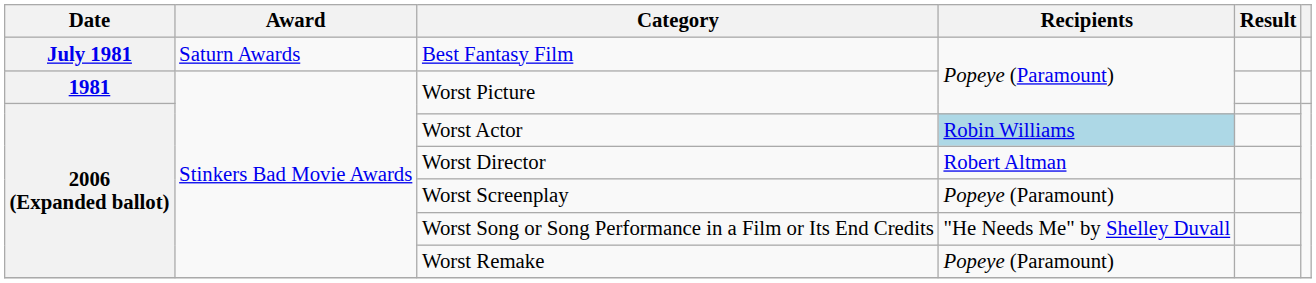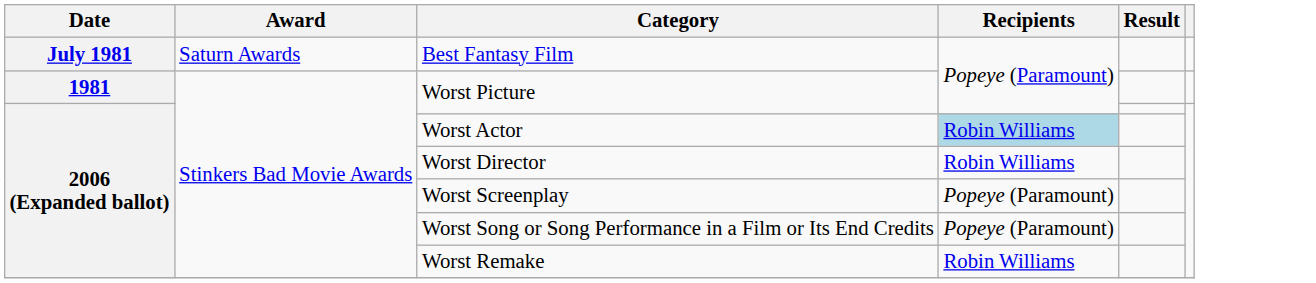(1005, 162) Robert Altman -> (1009, 162) Robin Williams
(1087, 228) "He Needs Me" by Shelley Duvall -> (1029, 228) Popeye (Paramount)
(1029, 261) Popeye (Paramount) -> (1009, 261) Robin Williams
